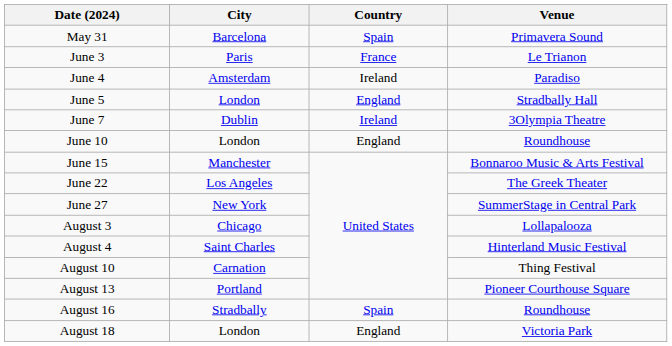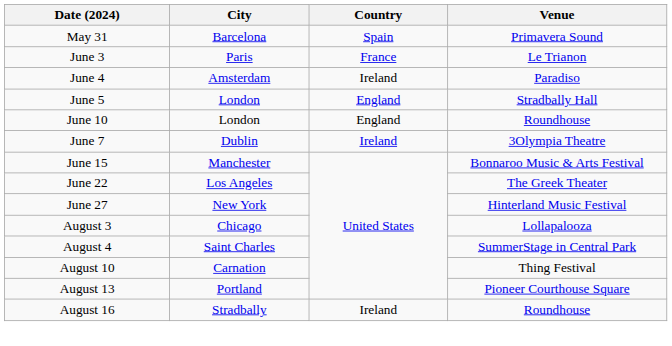rows swapped: (87, 120) <-> (87, 141)
(557, 204) SummerStage in Central Park -> (557, 204) Hinterland Music Festival
(557, 246) Hinterland Music Festival -> (557, 246) SummerStage in Central Park
(378, 309) Spain -> (378, 309) Ireland
- row: (87, 330)
